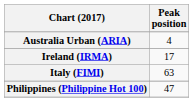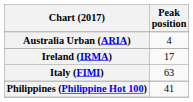(169, 89) 47 -> (169, 89) 41
